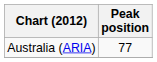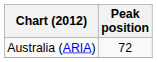(125, 47) 77 -> (125, 47) 72
